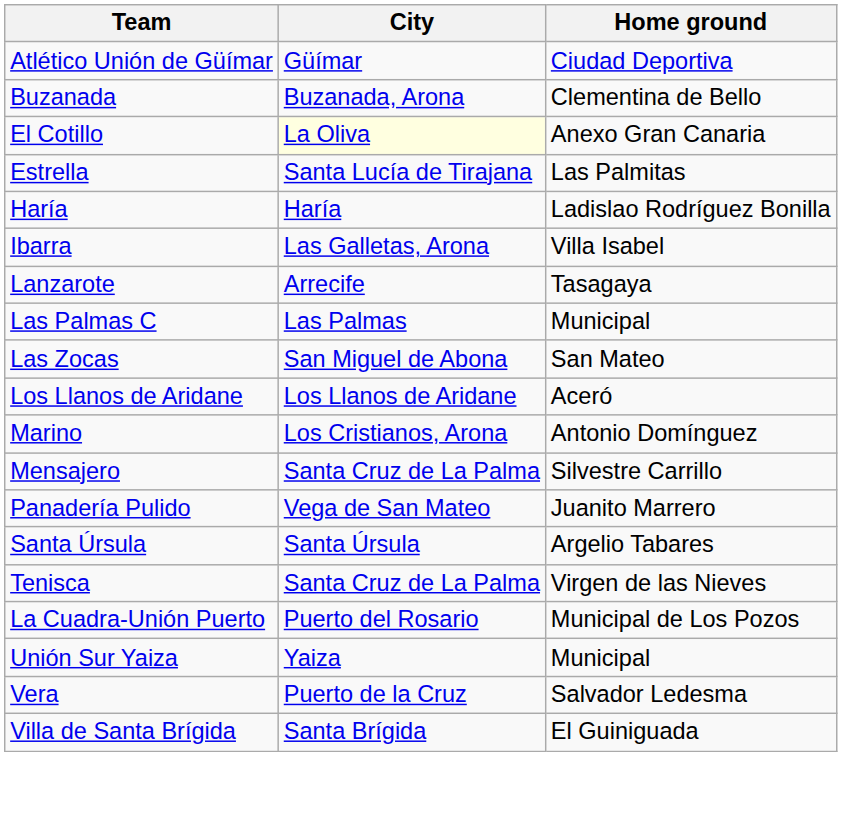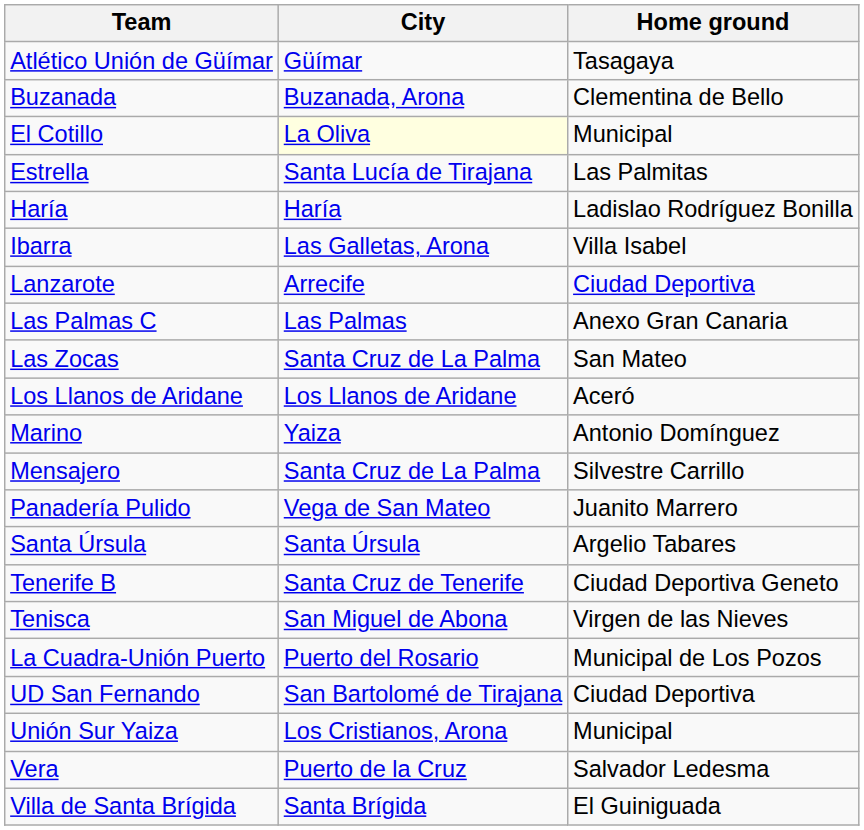(642, 60) Ciudad Deportiva -> (623, 60) Tasagaya
(658, 135) Anexo Gran Canaria -> (623, 135) Municipal
(601, 284) Tasagaya -> (664, 284) Ciudad Deportiva
(601, 321) Municipal -> (680, 321) Anexo Gran Canaria
(396, 358) San Miguel de Abona -> (412, 358) Santa Cruz de La Palma
(396, 433) Los Cristianos, Arona -> (312, 433) Yaiza
+ row: (63, 582)
(412, 582) Santa Cruz de La Palma -> (396, 619) San Miguel de Abona
+ row: (105, 694)
(312, 657) Yaiza -> (396, 731) Los Cristianos, Arona
